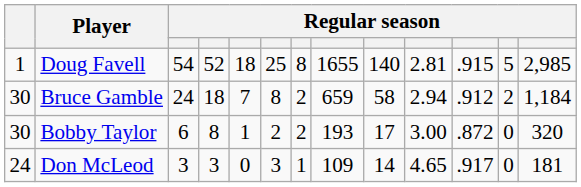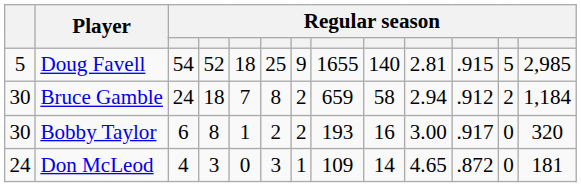(20, 64) 1 -> (20, 64) 5
(301, 64) 8 -> (301, 64) 9
(384, 131) 17 -> (384, 131) 16
(475, 131) .872 -> (475, 131) .917
(183, 164) 3 -> (183, 164) 4
(475, 164) .917 -> (475, 164) .872
